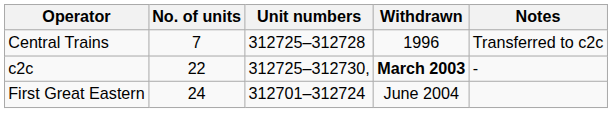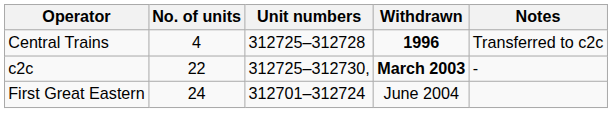(197, 42) 7 -> (197, 42) 4
(421, 42) normal -> (421, 42) bold
